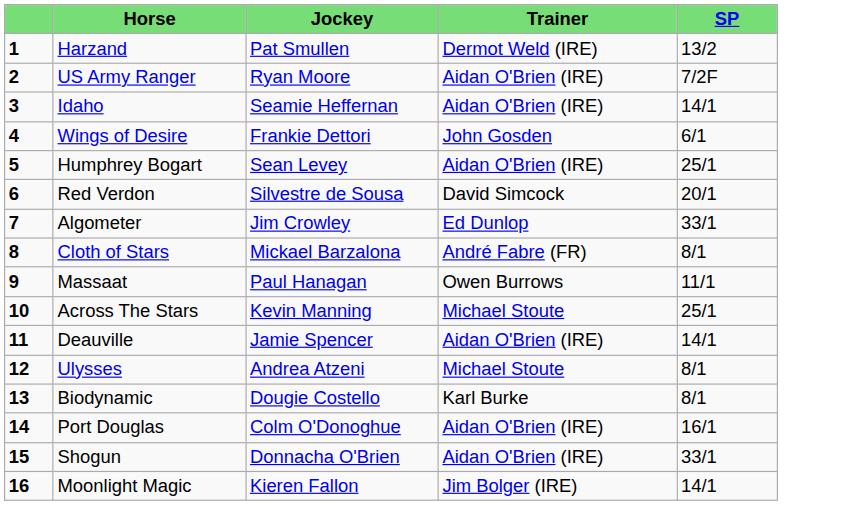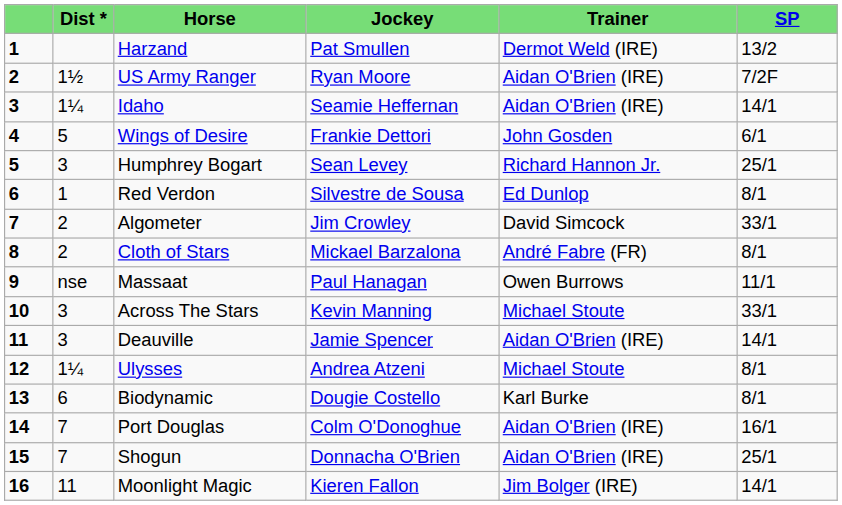+ column: (83, 19)
(523, 164) Aidan O'Brien (IRE) -> (581, 164) Richard Hannon Jr.
(503, 194) David Simcock -> (546, 194) Ed Dunlop
(699, 194) 20/1 -> (754, 194) 8/1
(485, 223) Ed Dunlop -> (564, 223) David Simcock
(699, 310) 25/1 -> (759, 310) 33/1
(699, 456) 33/1 -> (759, 456) 25/1
